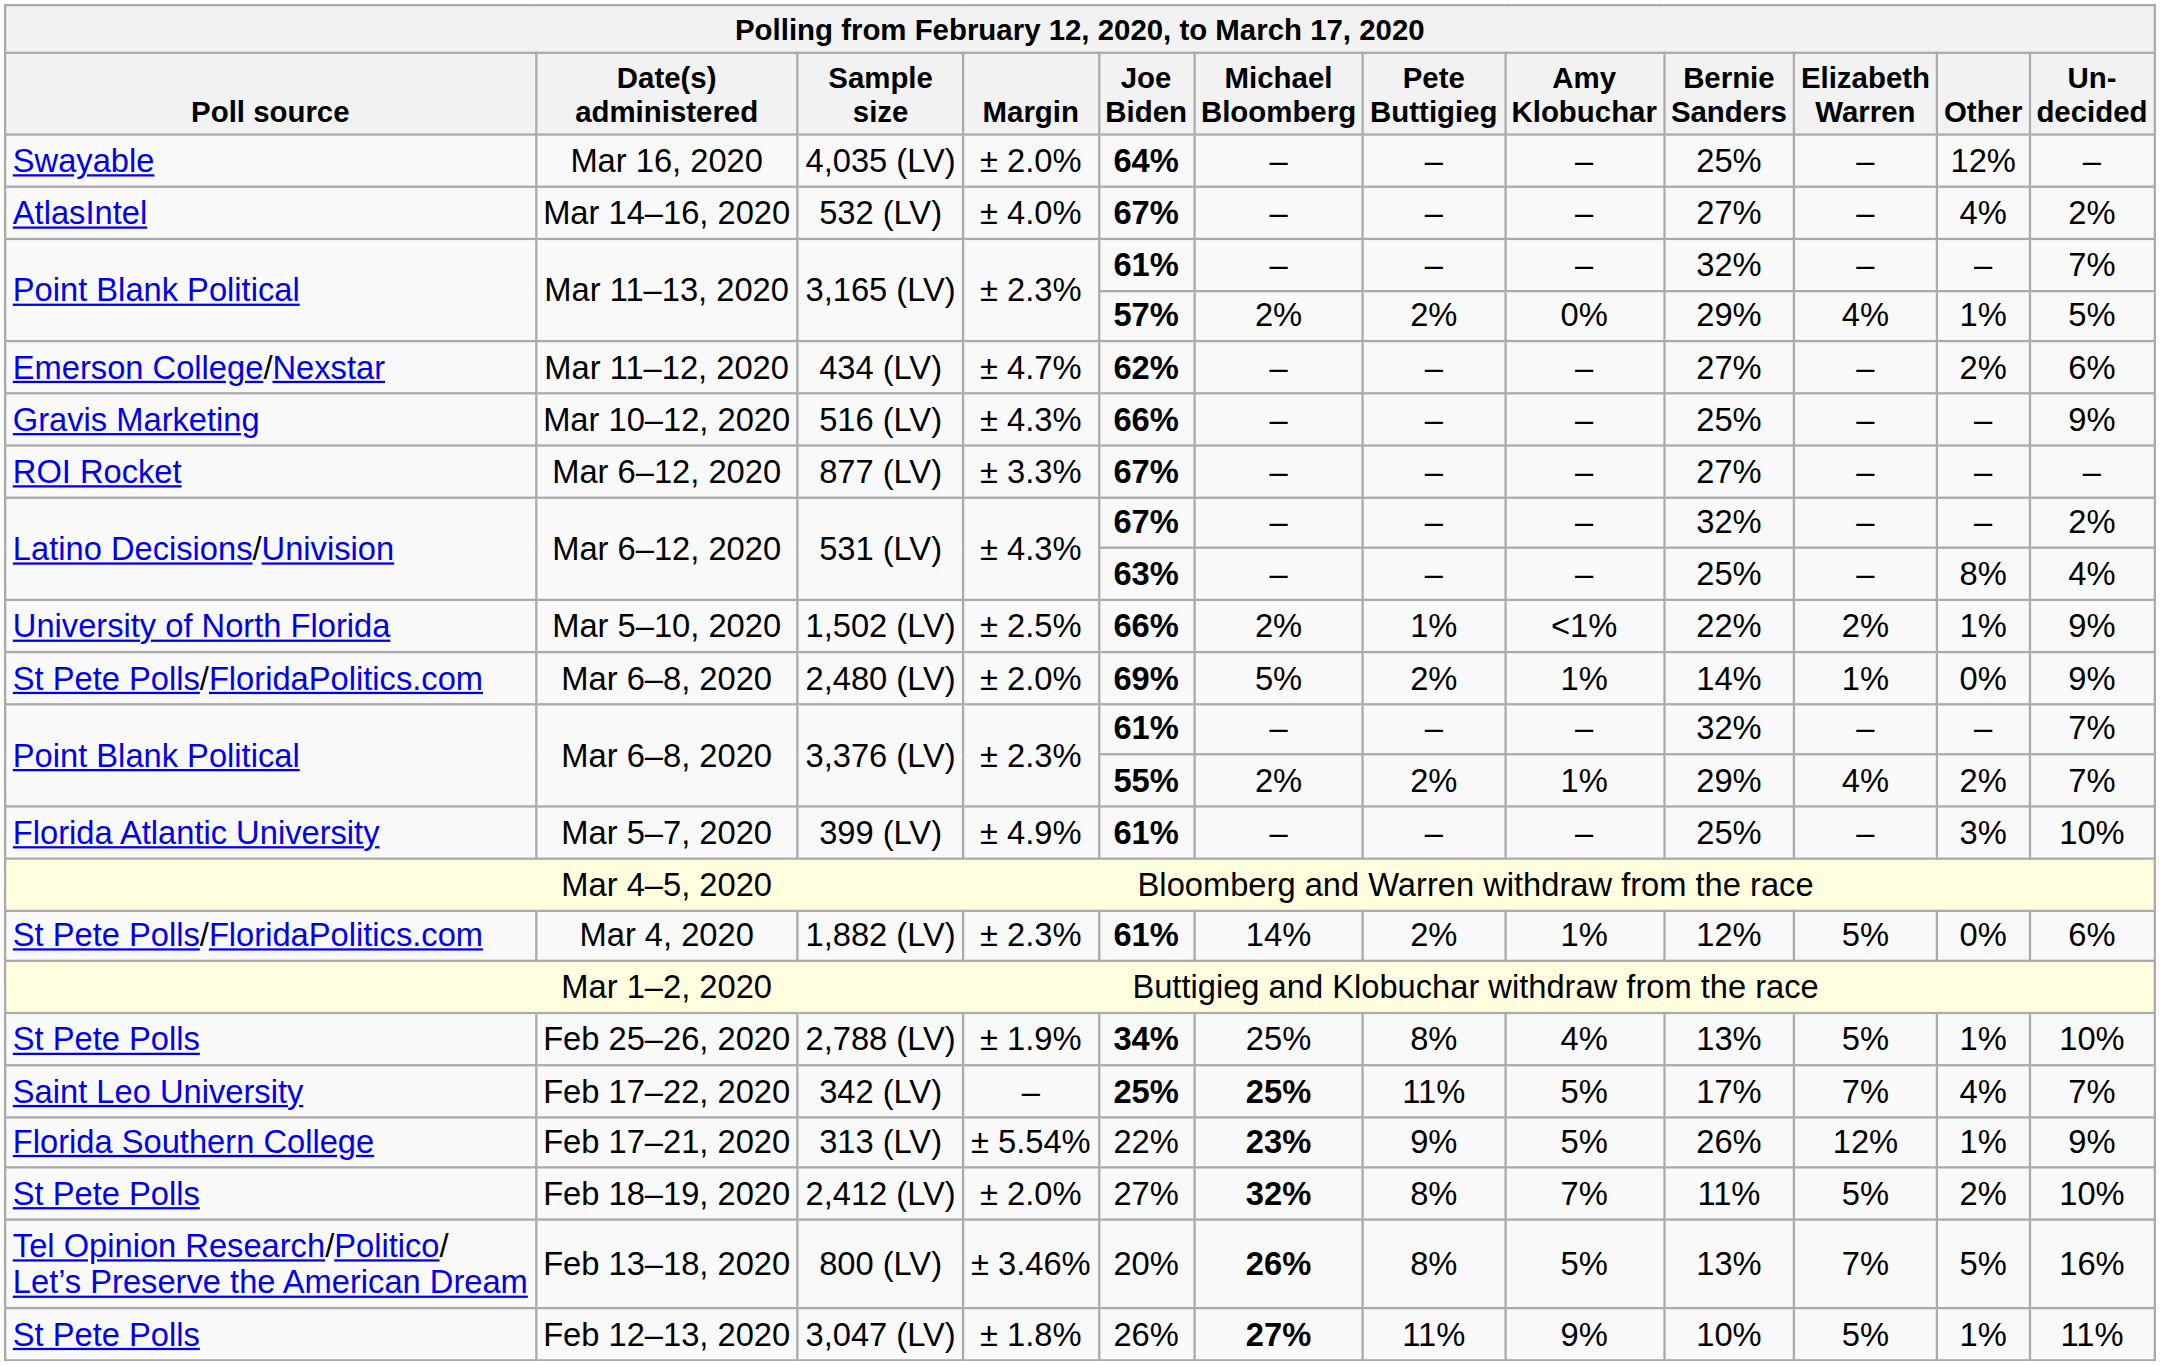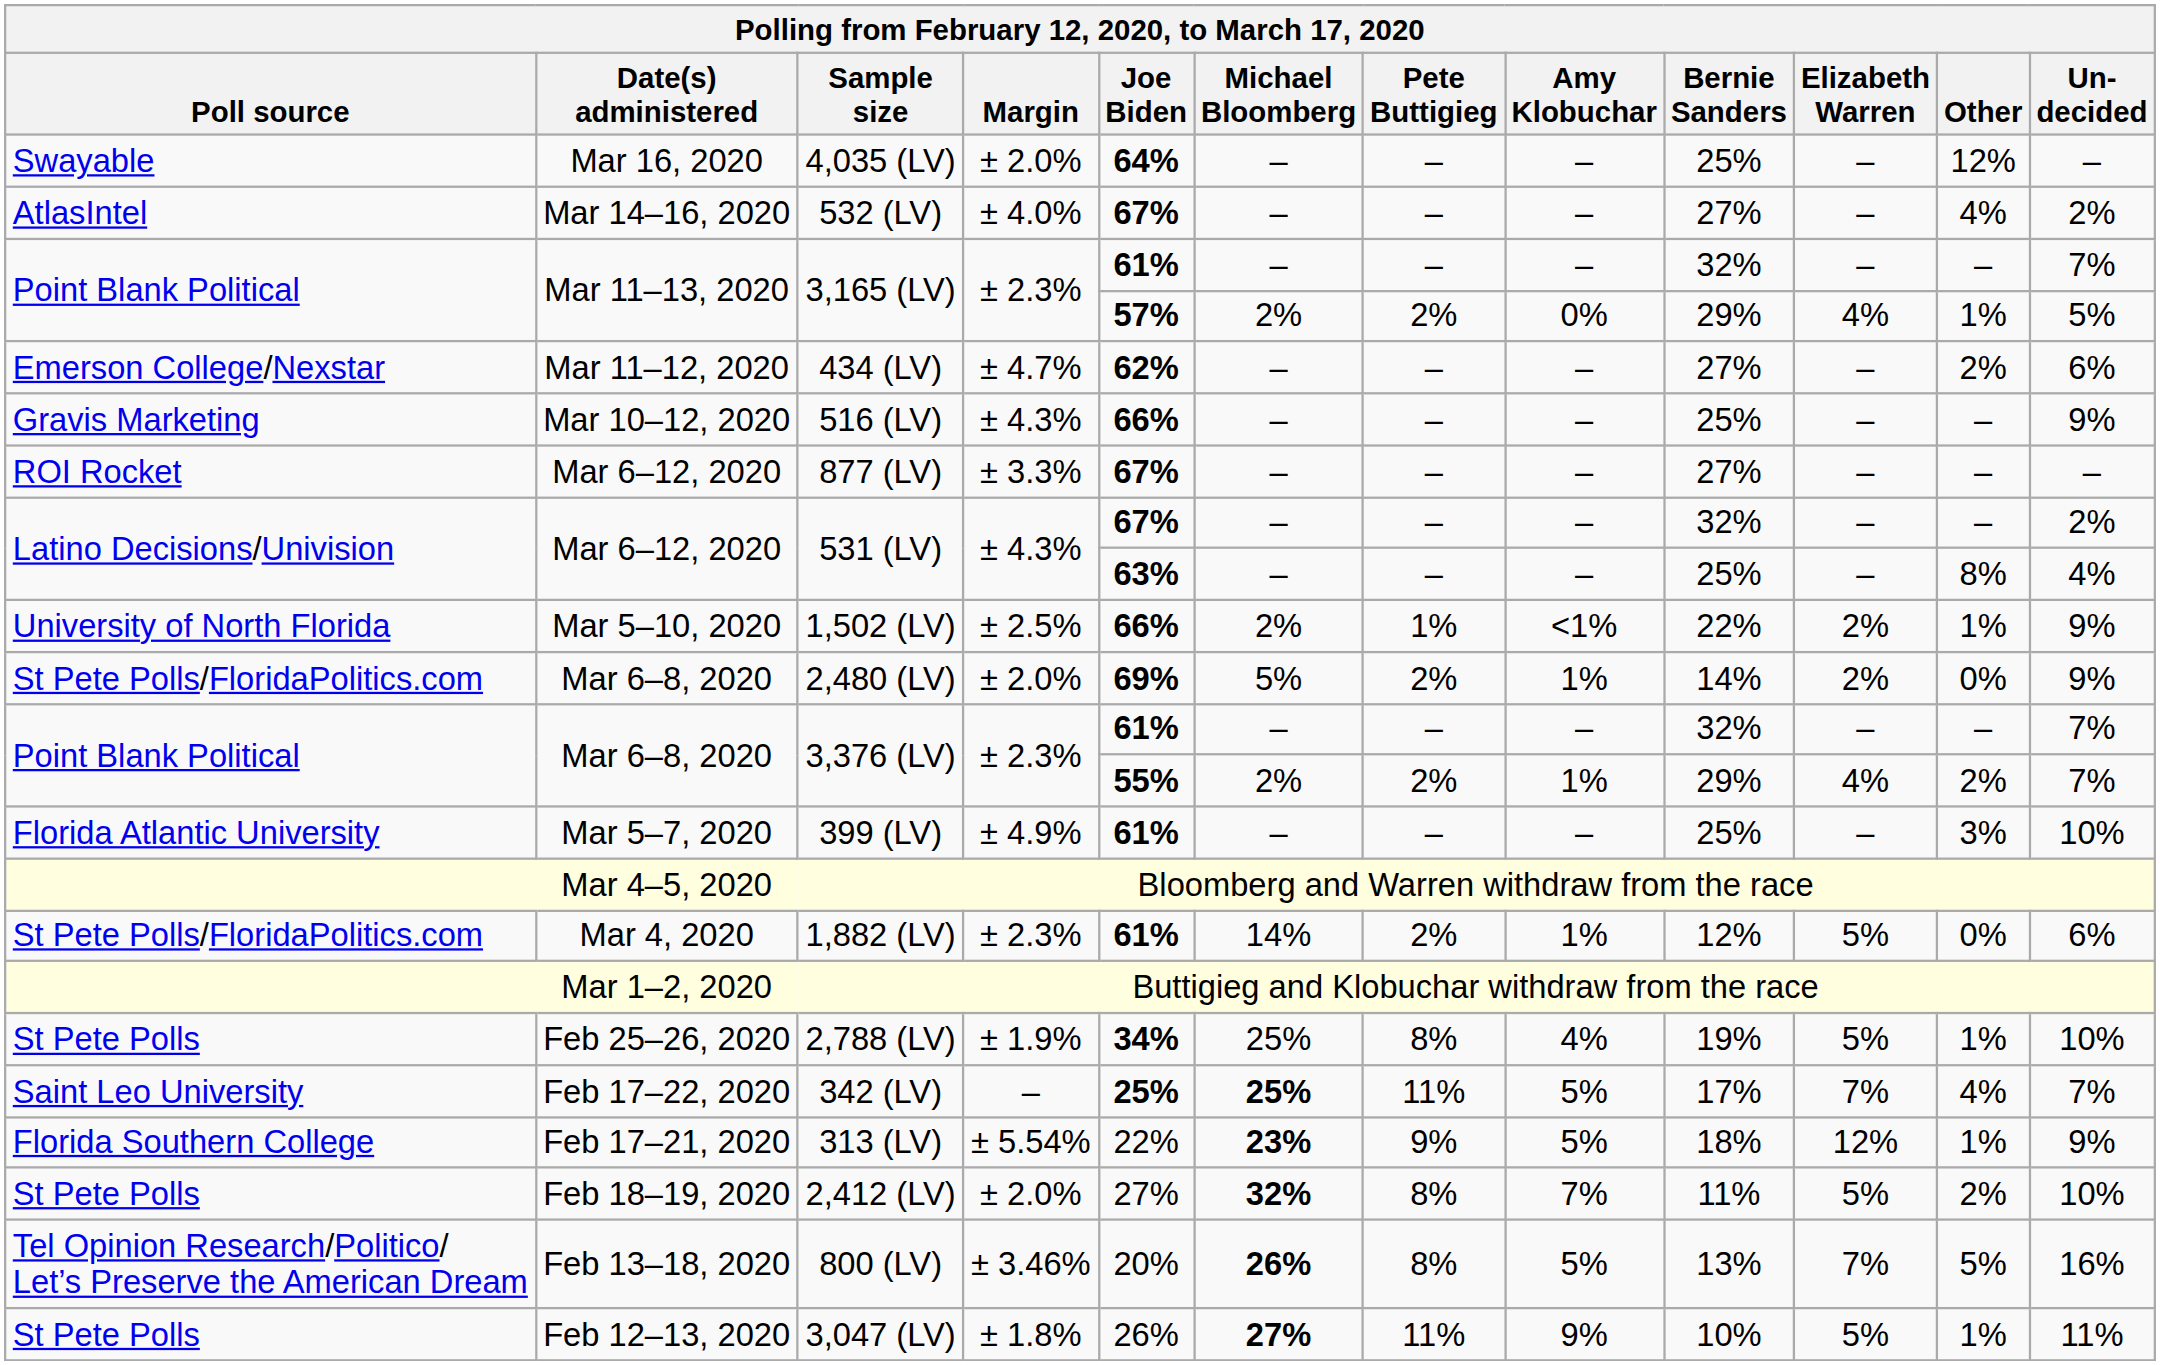(1865, 678) 1% -> (1865, 678) 2%
(1729, 1039) 13% -> (1729, 1039) 19%
(1729, 1143) 26% -> (1729, 1143) 18%
